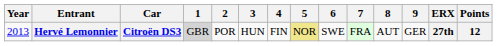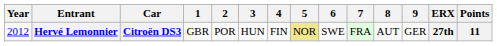(18, 31) 2013 -> (18, 31) 2012
(198, 31) lightgrey background -> (198, 31) no background
(475, 31) 12 -> (475, 31) 11
